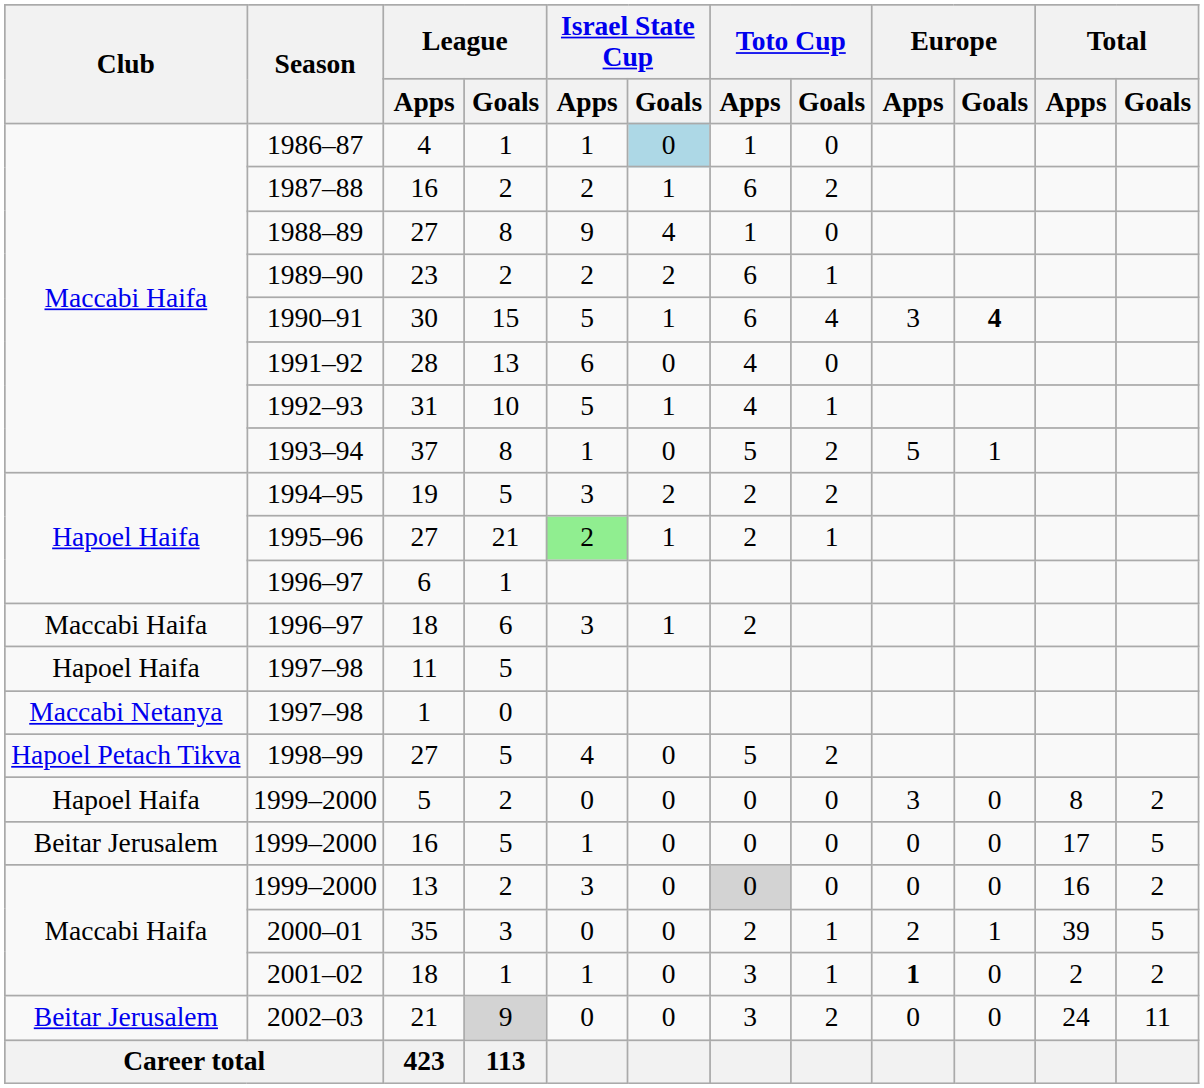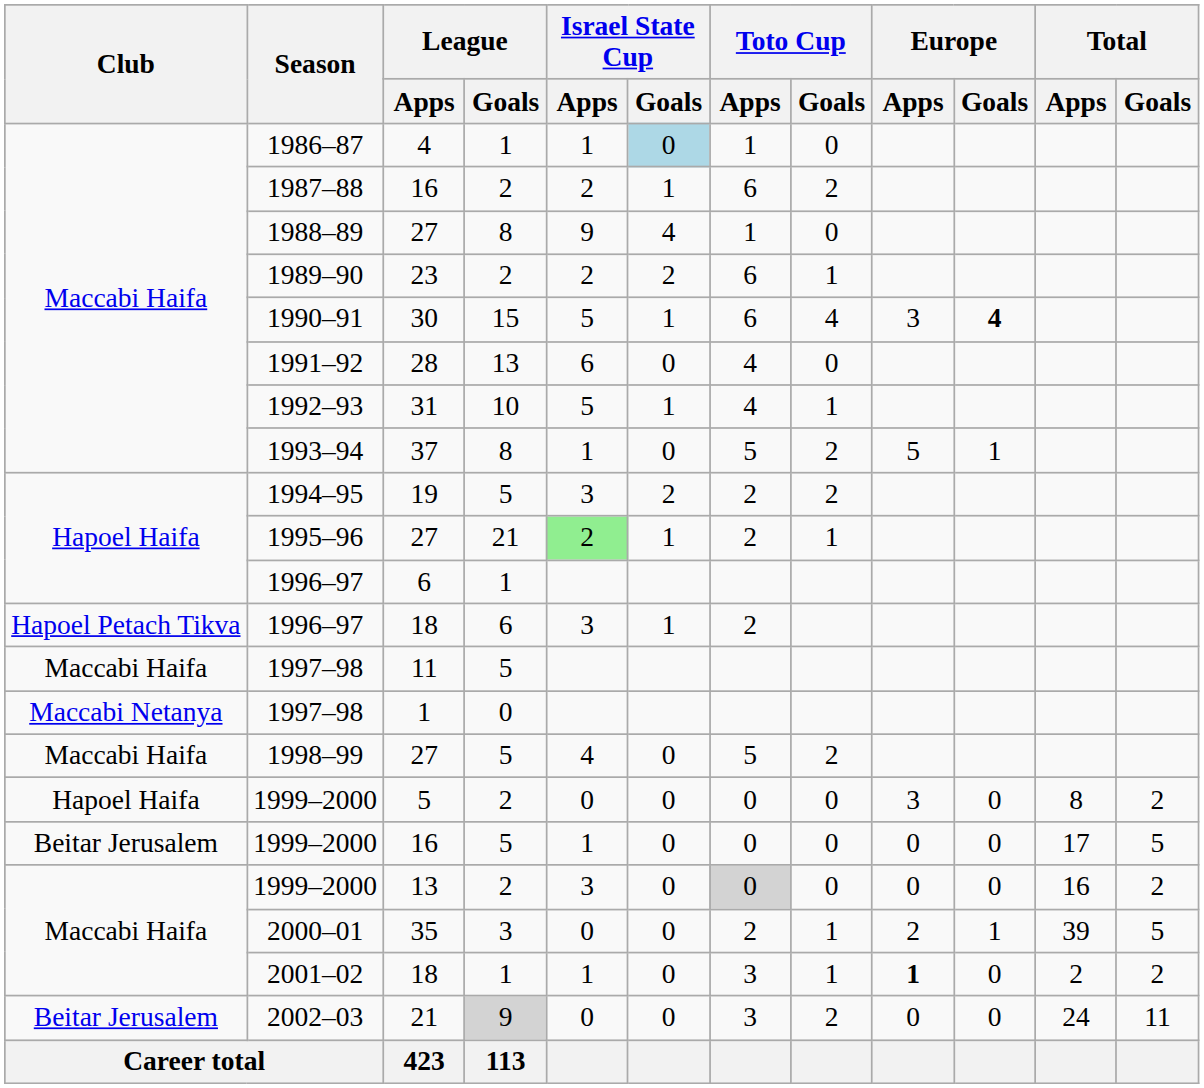(126, 624) Maccabi Haifa -> (126, 624) Hapoel Petach Tikva
(126, 668) Hapoel Haifa -> (126, 668) Maccabi Haifa
(126, 755) Hapoel Petach Tikva -> (126, 755) Maccabi Haifa
